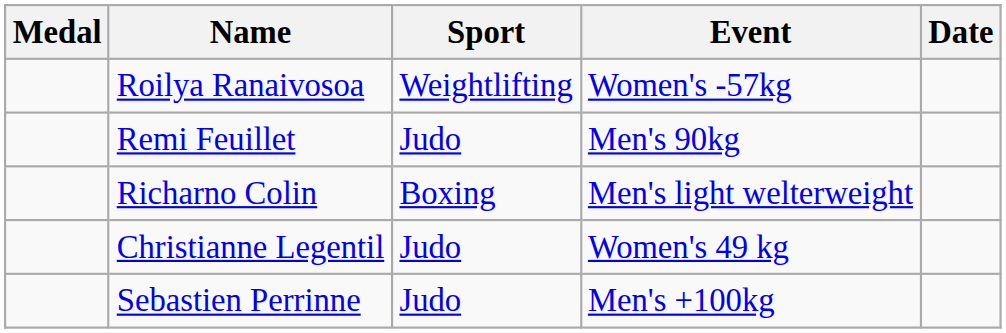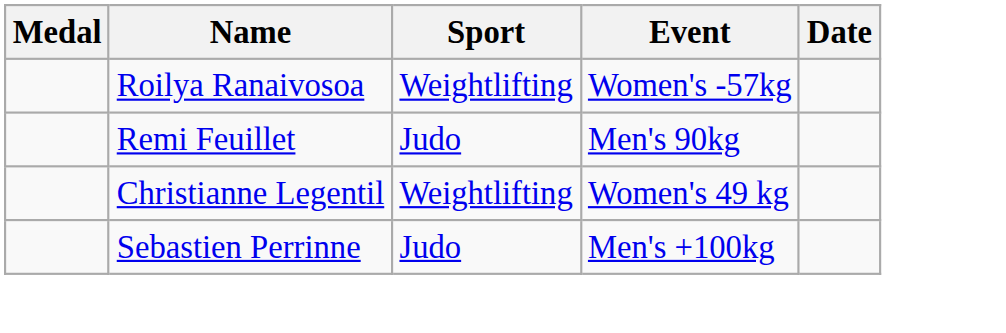- row: (217, 193)
(430, 247) Judo -> (486, 193) Weightlifting
